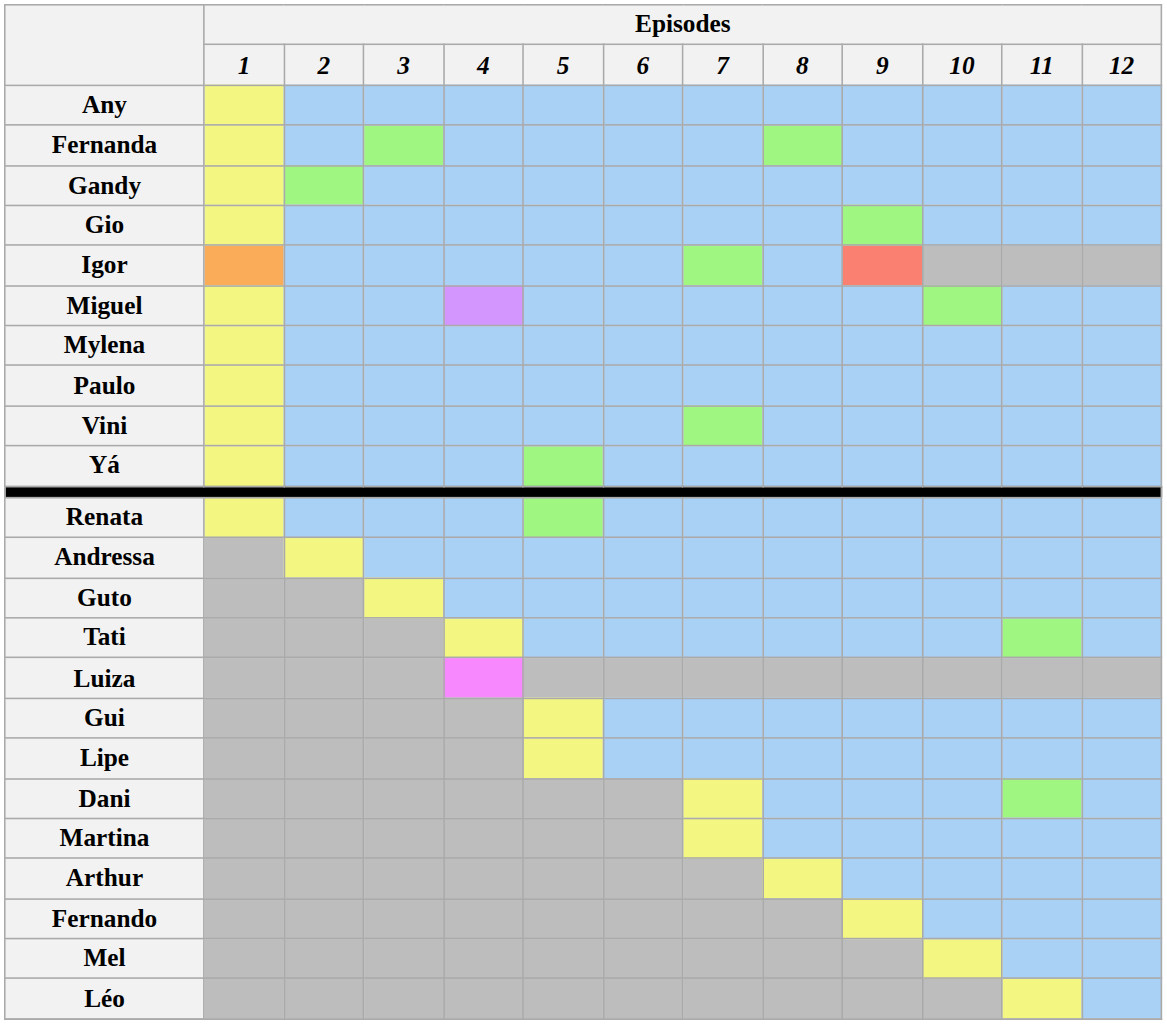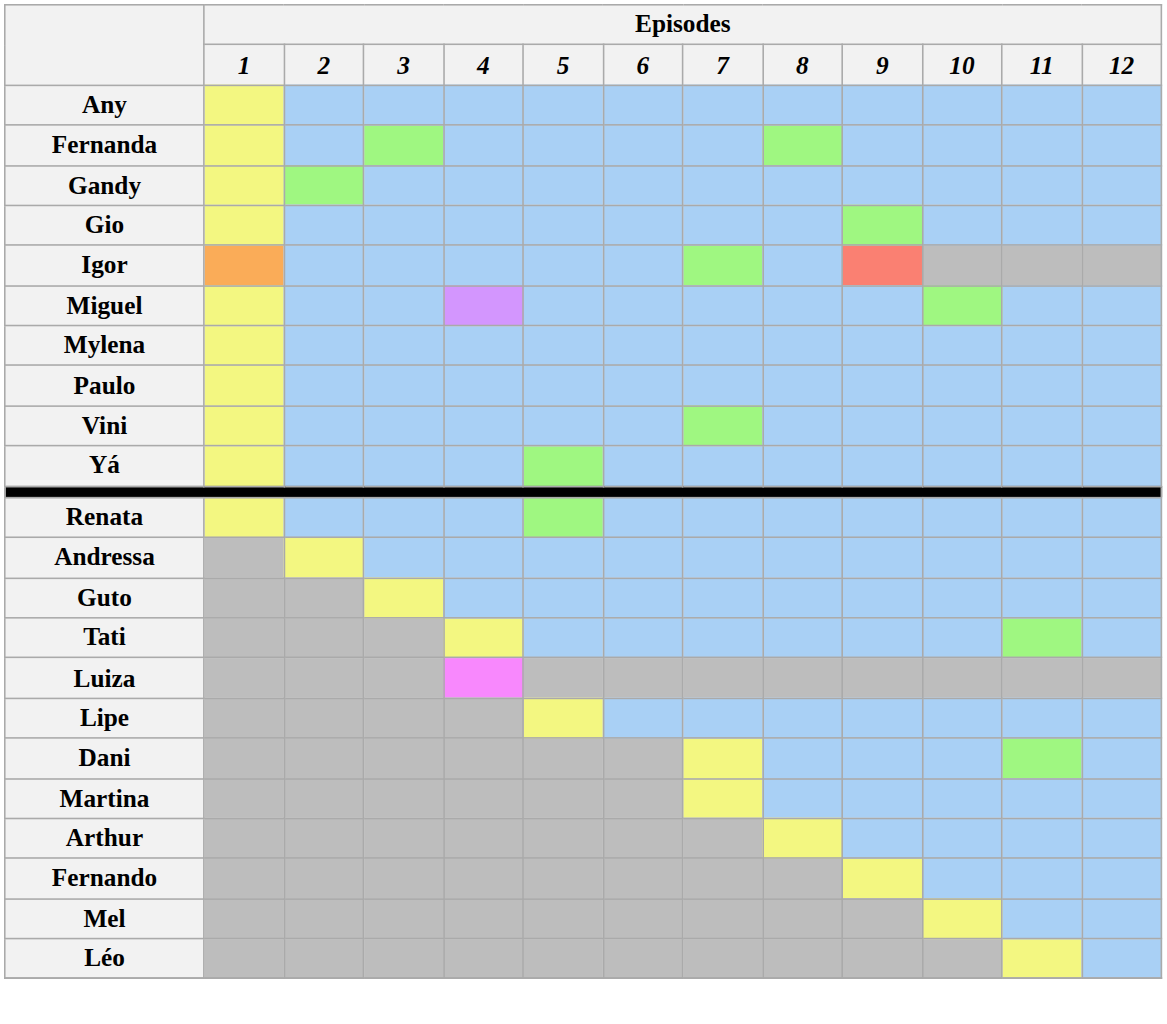- row: (104, 717)
